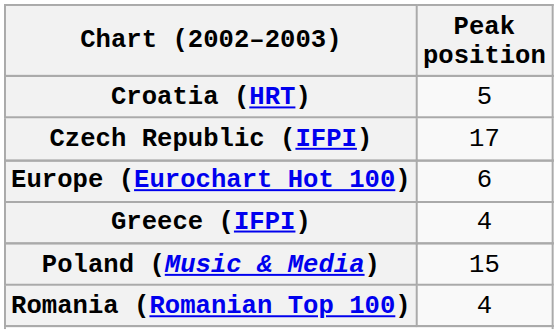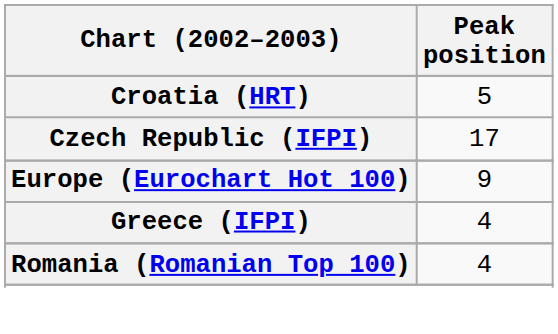(484, 181) 6 -> (484, 181) 9
- row: (211, 264)
